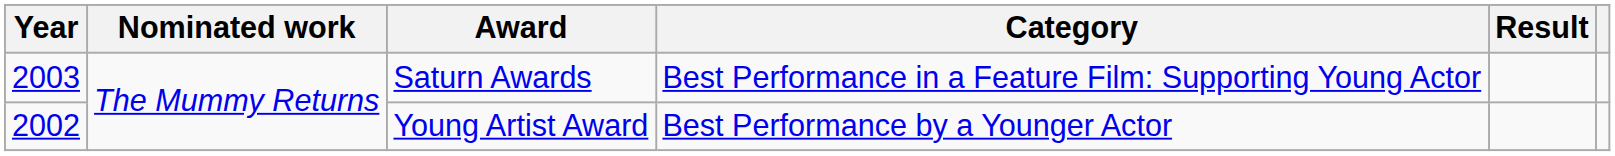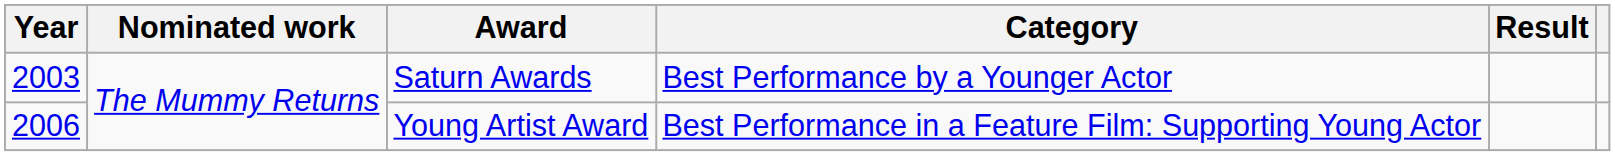(1072, 77) Best Performance in a Feature Film: Supporting Young Actor -> (917, 77) Best Performance by a Younger Actor
(46, 125) 2002 -> (46, 125) 2006
(917, 125) Best Performance by a Younger Actor -> (1072, 125) Best Performance in a Feature Film: Supporting Young Actor
